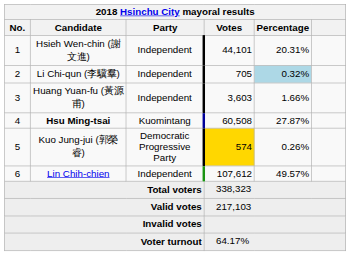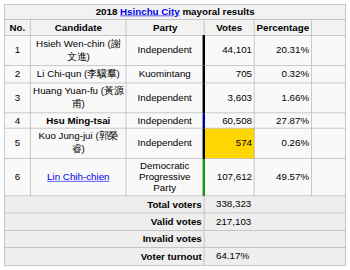(165, 74) Independent -> (165, 74) Kuomintang
(295, 74) lightblue background -> (295, 74) no background
(165, 120) Kuomintang -> (165, 120) Independent
(165, 147) Democratic Progressive Party -> (165, 143) Independent
(165, 173) Independent -> (165, 177) Democratic Progressive Party
